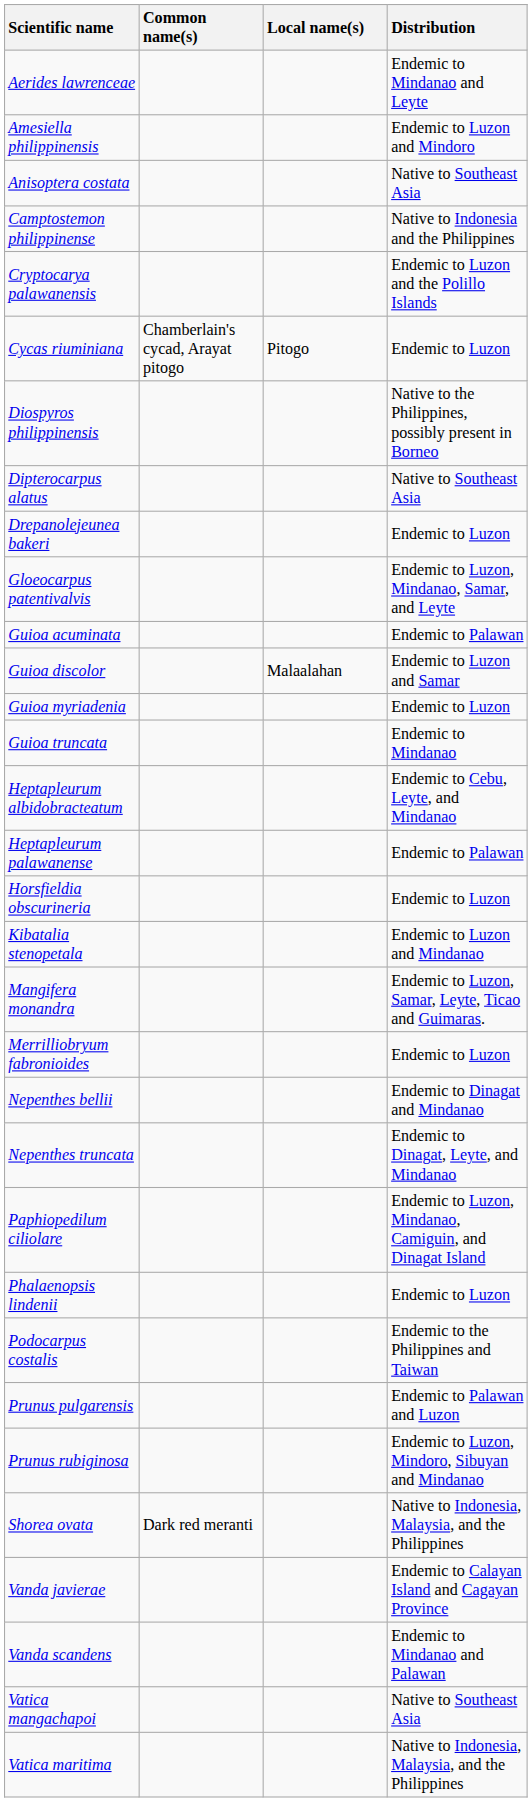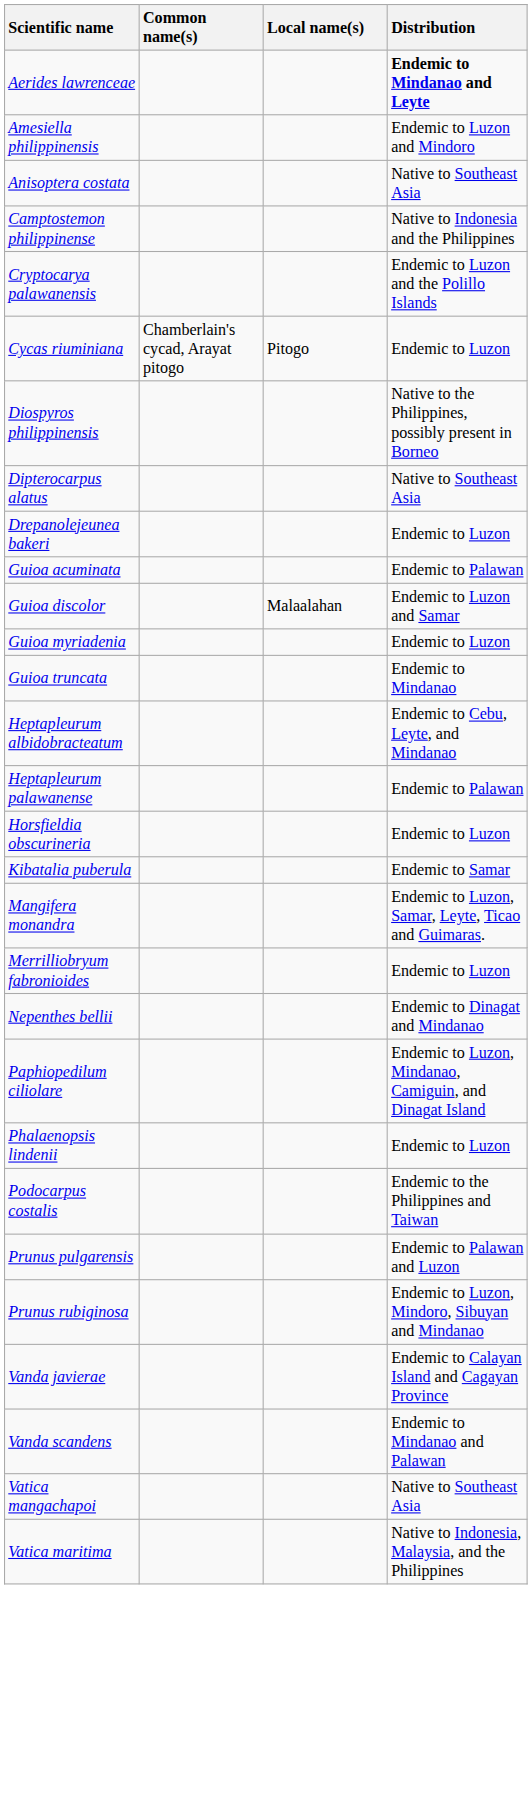(437, 82) normal -> (441, 82) bold
- row: (50, 588)
+ row: (70, 870)
- row: (45, 944)
- row: (71, 1155)
- row: (51, 1525)
